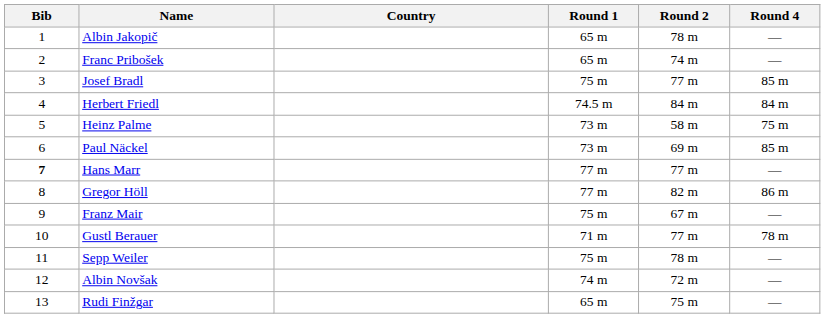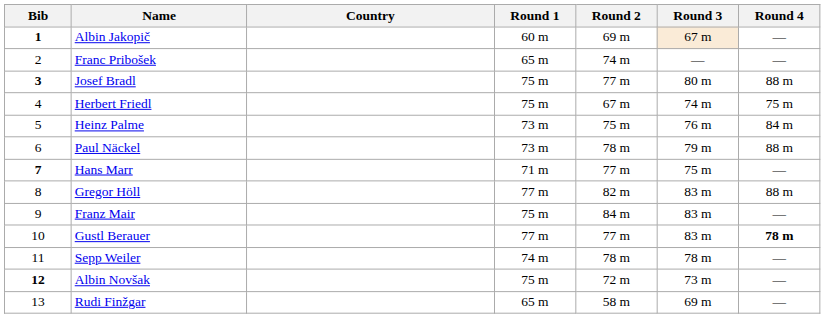+ column: (698, 15)
(42, 37) normal -> (38, 37) bold
(594, 37) 65 m -> (535, 37) 60 m
(684, 37) 78 m -> (616, 37) 69 m
(42, 81) normal -> (38, 81) bold
(775, 81) 85 m -> (779, 81) 88 m
(594, 103) 74.5 m -> (535, 103) 75 m
(684, 103) 84 m -> (616, 103) 67 m
(775, 103) 84 m -> (779, 103) 75 m
(684, 125) 58 m -> (616, 125) 75 m
(775, 125) 75 m -> (779, 125) 84 m
(684, 147) 69 m -> (616, 147) 78 m
(775, 147) 85 m -> (779, 147) 88 m
(594, 169) 77 m -> (535, 169) 71 m
(775, 191) 86 m -> (779, 191) 88 m
(684, 213) 67 m -> (616, 213) 84 m
(594, 235) 71 m -> (535, 235) 77 m
(775, 235) normal -> (779, 235) bold
(594, 257) 75 m -> (535, 257) 74 m
(42, 279) normal -> (38, 279) bold
(594, 279) 74 m -> (535, 279) 75 m
(684, 301) 75 m -> (616, 301) 58 m
